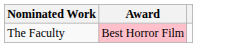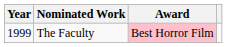+ column: (19, 14)
